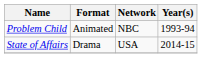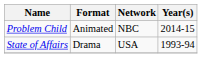(178, 28) 1993-94 -> (178, 28) 2014-15
(178, 45) 2014-15 -> (178, 45) 1993-94
